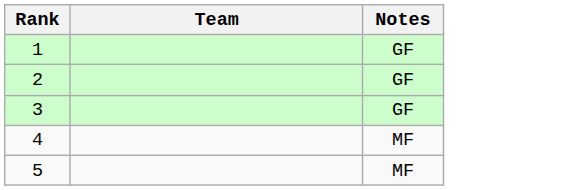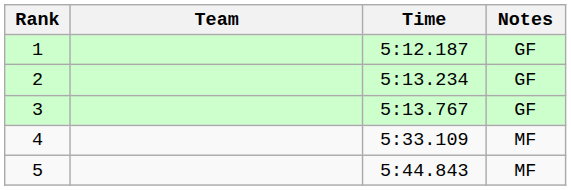+ column: (424, 20)
